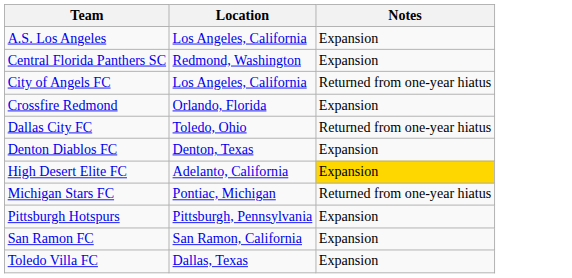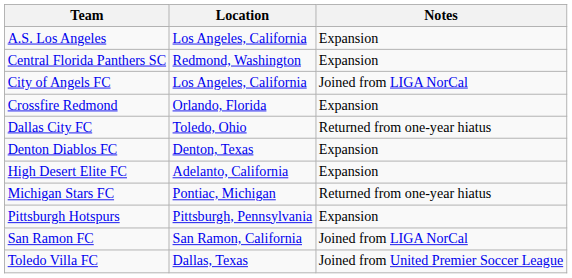(405, 82) Returned from one-year hiatus -> (393, 82) Joined from LIGA NorCal
(349, 171) gold background -> (349, 171) no background
(349, 238) Expansion -> (393, 238) Joined from LIGA NorCal
(349, 261) Expansion -> (441, 261) Joined from United Premier Soccer League
